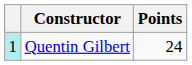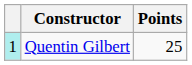(174, 46) 24 -> (174, 46) 25
